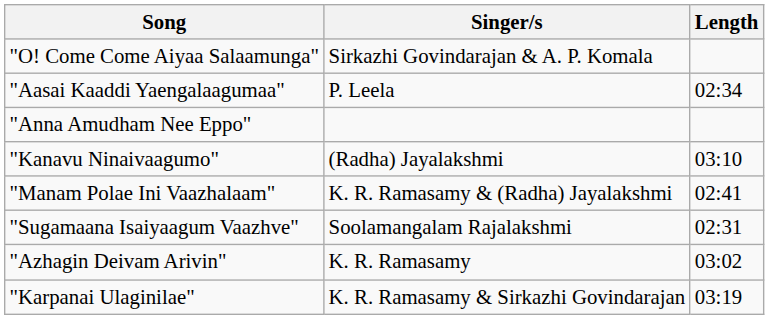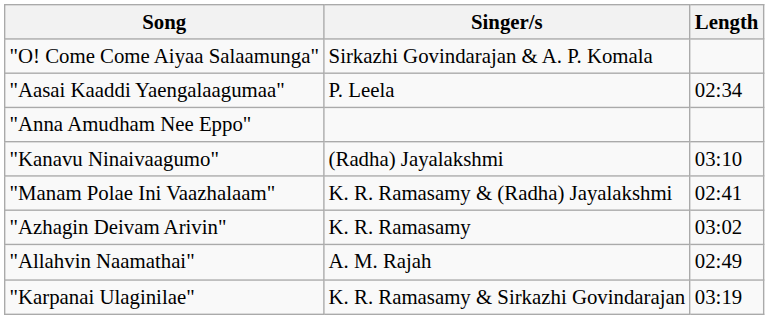- row: (154, 227)
+ row: (102, 262)
